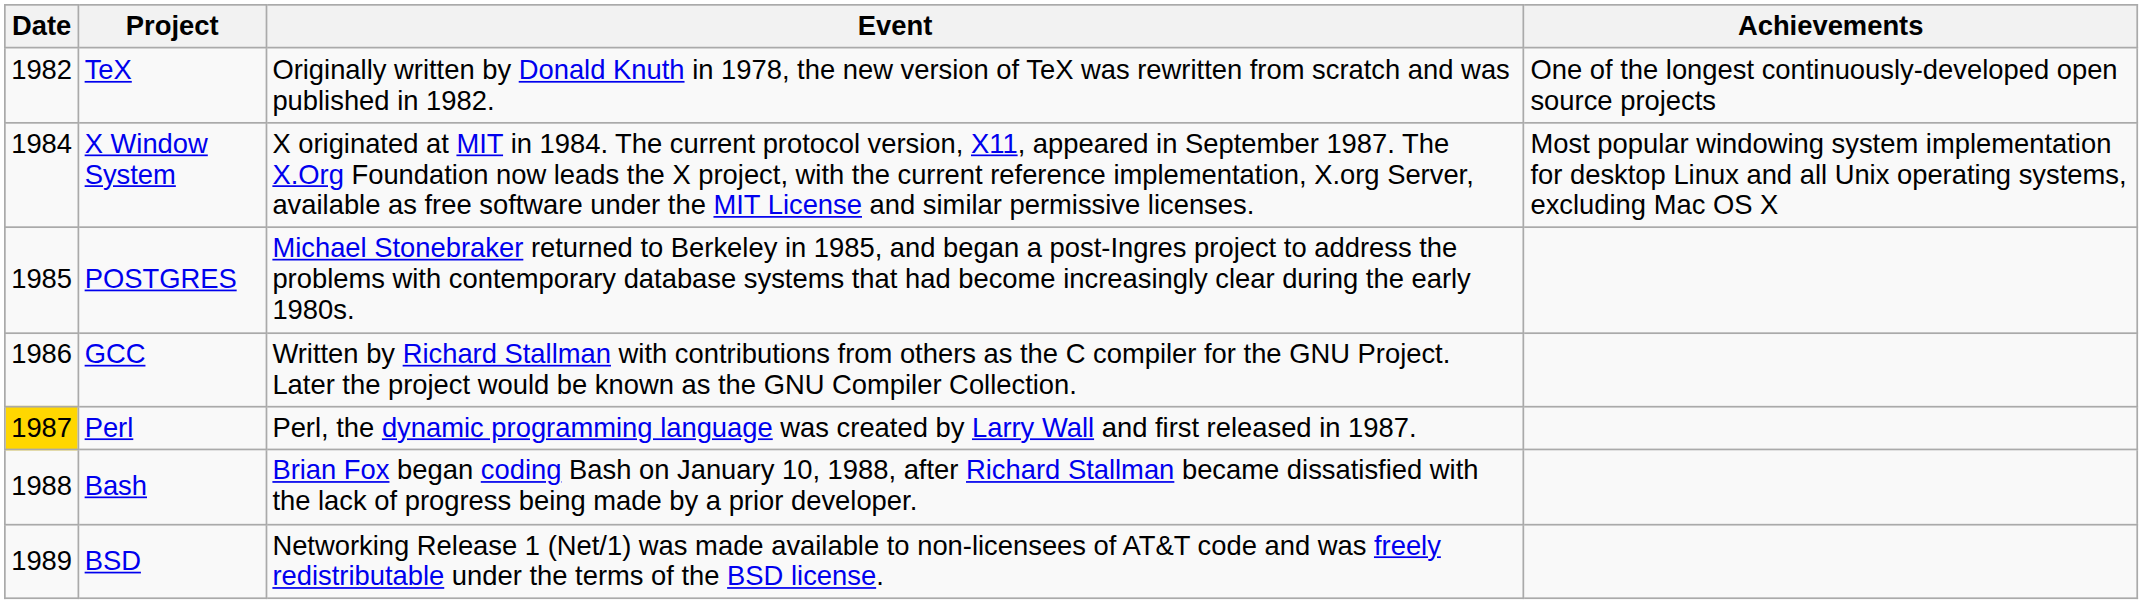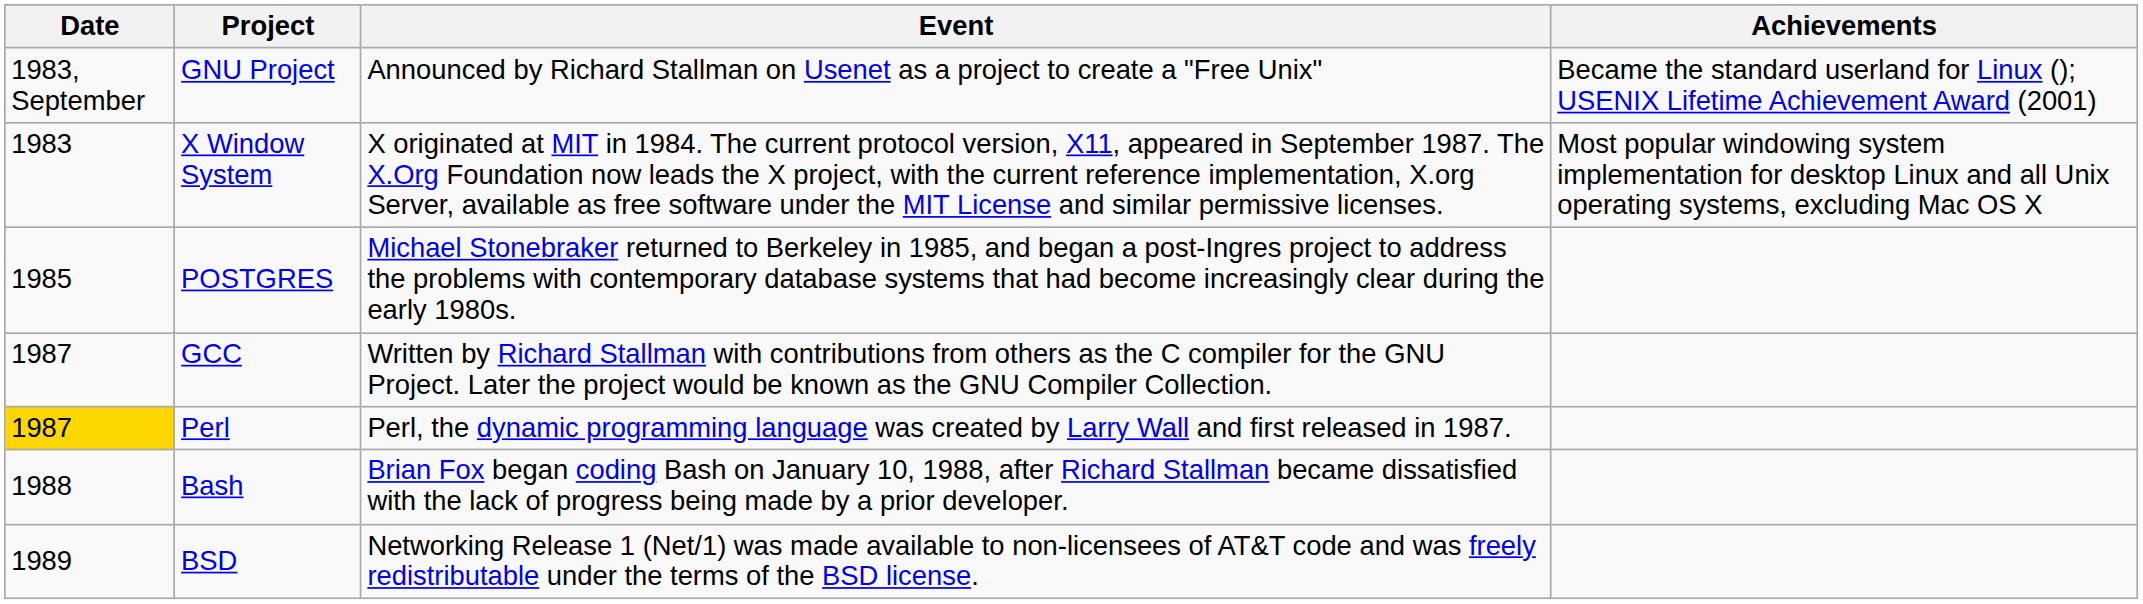- row: (108, 69)
+ row: (258, 69)
(42, 143) 1984 -> (42, 143) 1983
(42, 353) 1986 -> (42, 353) 1987
